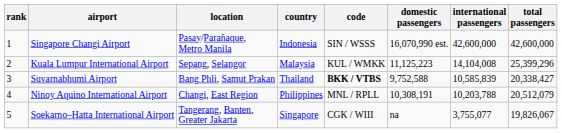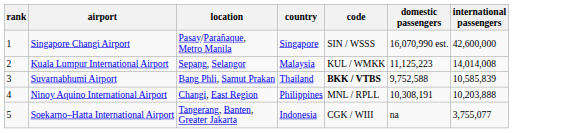- column: (533, 17)
(298, 43) Indonesia -> (299, 43) Singapore
(474, 64) 14,104,008 -> (474, 64) 14,014,008
(474, 94) 10,203,788 -> (474, 94) 10,203,888
(299, 115) Singapore -> (298, 115) Indonesia
